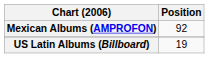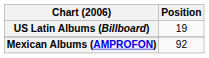rows swapped: (82, 28) <-> (82, 45)
